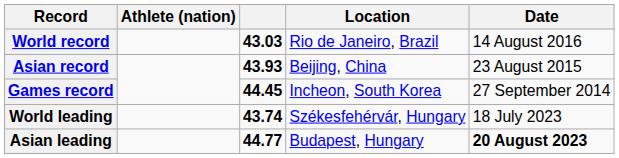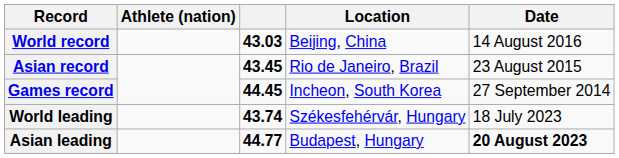(364, 41) Rio de Janeiro, Brazil -> (338, 41) Beijing, China
(263, 66) 43.93 -> (263, 66) 43.45
(338, 66) Beijing, China -> (364, 66) Rio de Janeiro, Brazil
